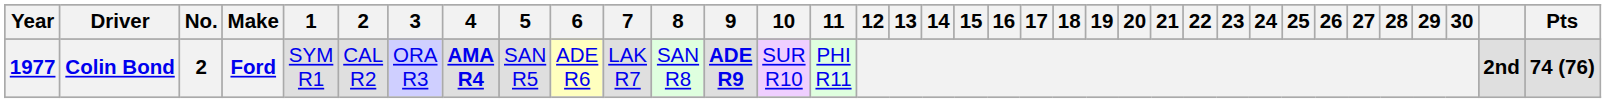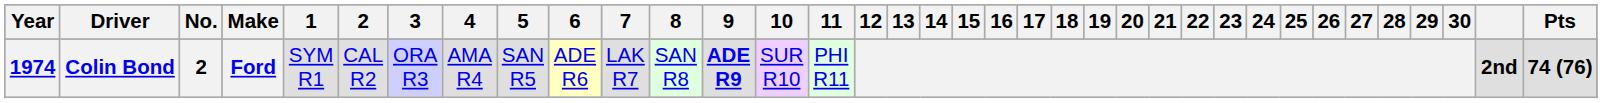(33, 68) 1977 -> (33, 68) 1974
(471, 68) bold -> (470, 68) normal
